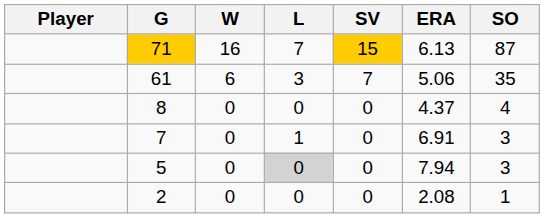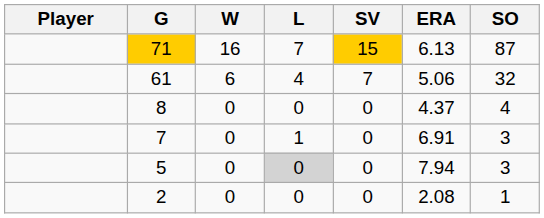(299, 78) 3 -> (299, 78) 4
(505, 78) 35 -> (505, 78) 32
